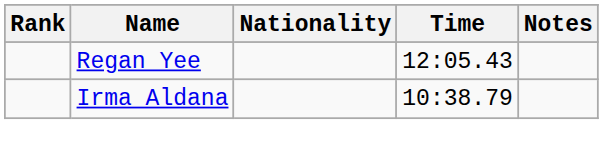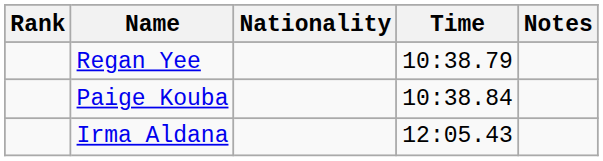(458, 61) 12:05.43 -> (458, 61) 10:38.79
+ row: (153, 99)
(458, 99) 10:38.79 -> (458, 136) 12:05.43
